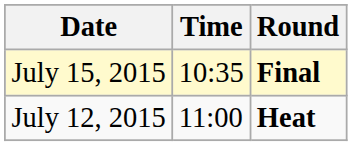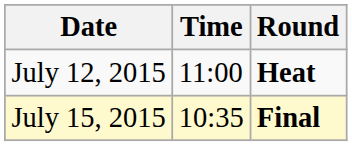rows swapped: (89, 117) <-> (89, 72)
